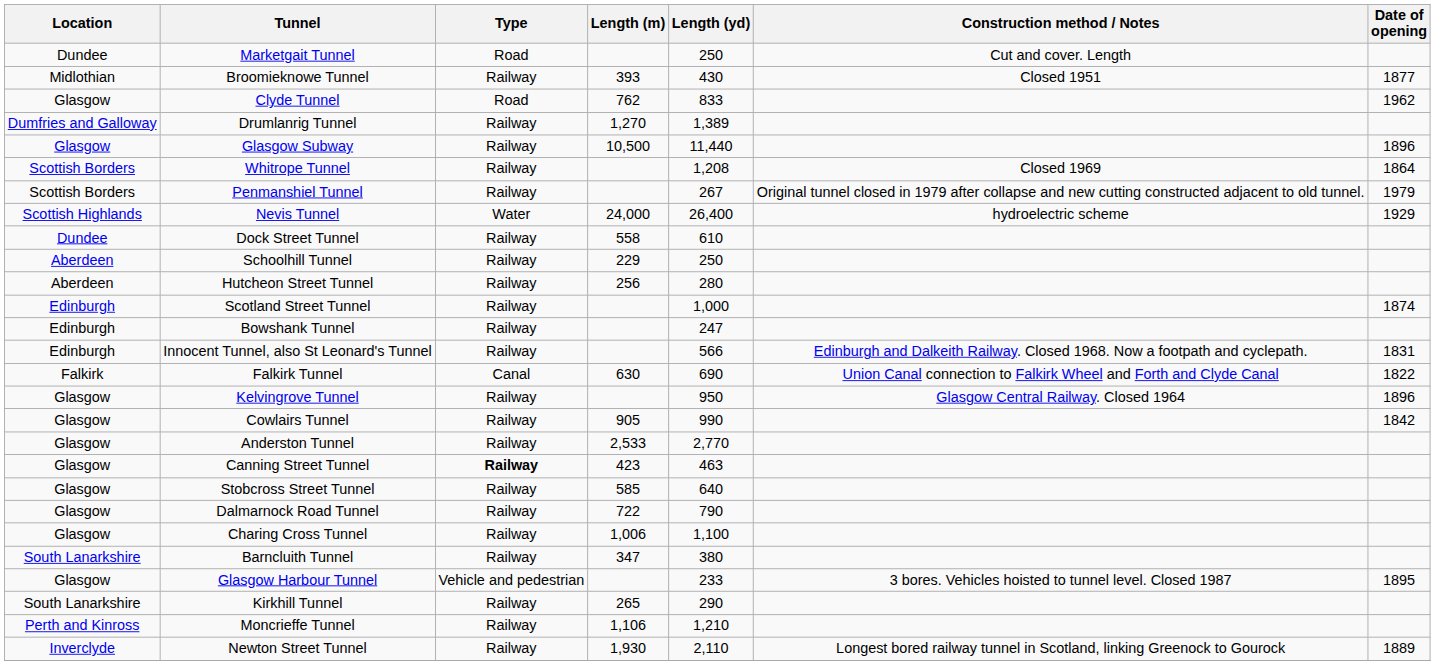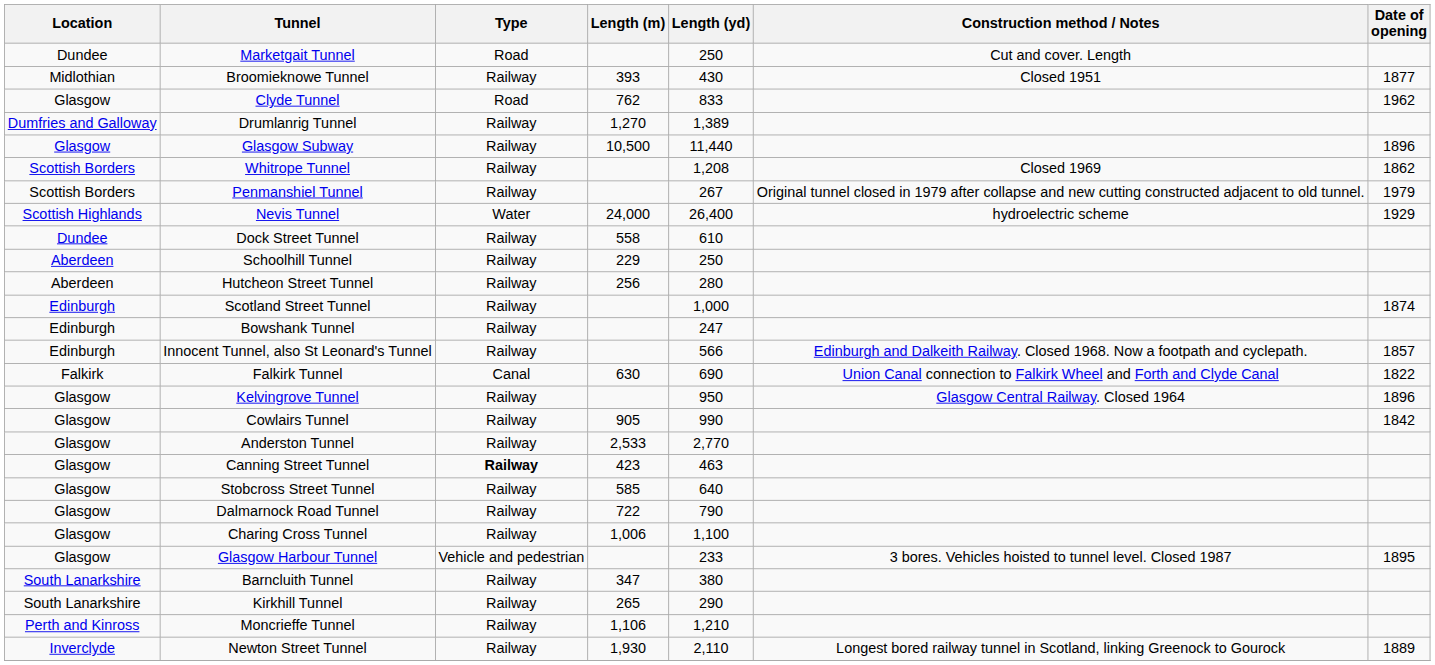(1399, 169) 1864 -> (1399, 169) 1862
(1399, 351) 1831 -> (1399, 351) 1857
rows swapped: (298, 580) <-> (298, 557)
